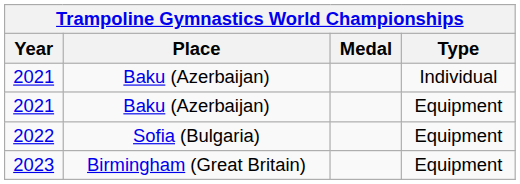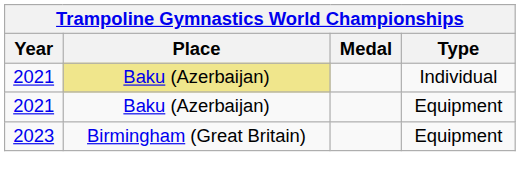(196, 77) no background -> (196, 77) khaki background
- row: (34, 135)
